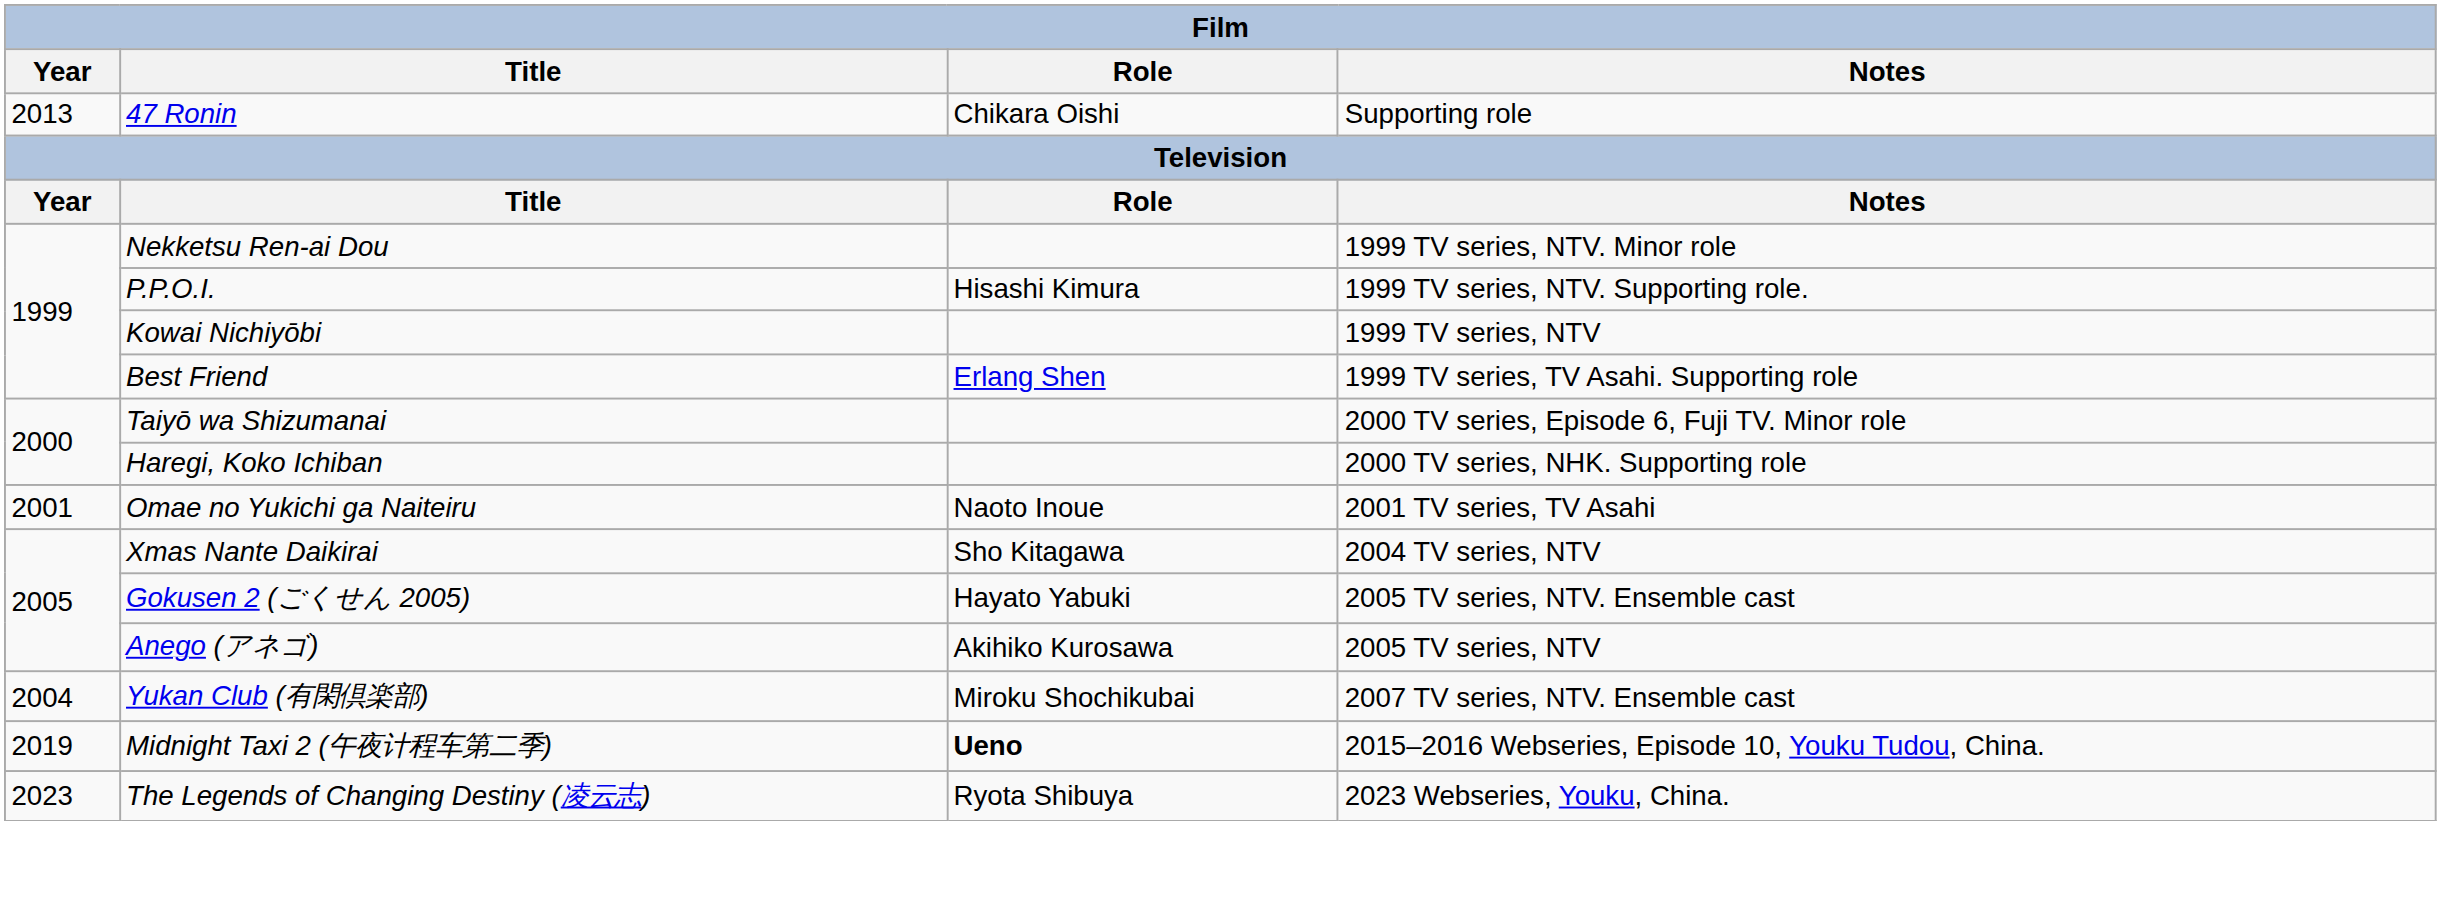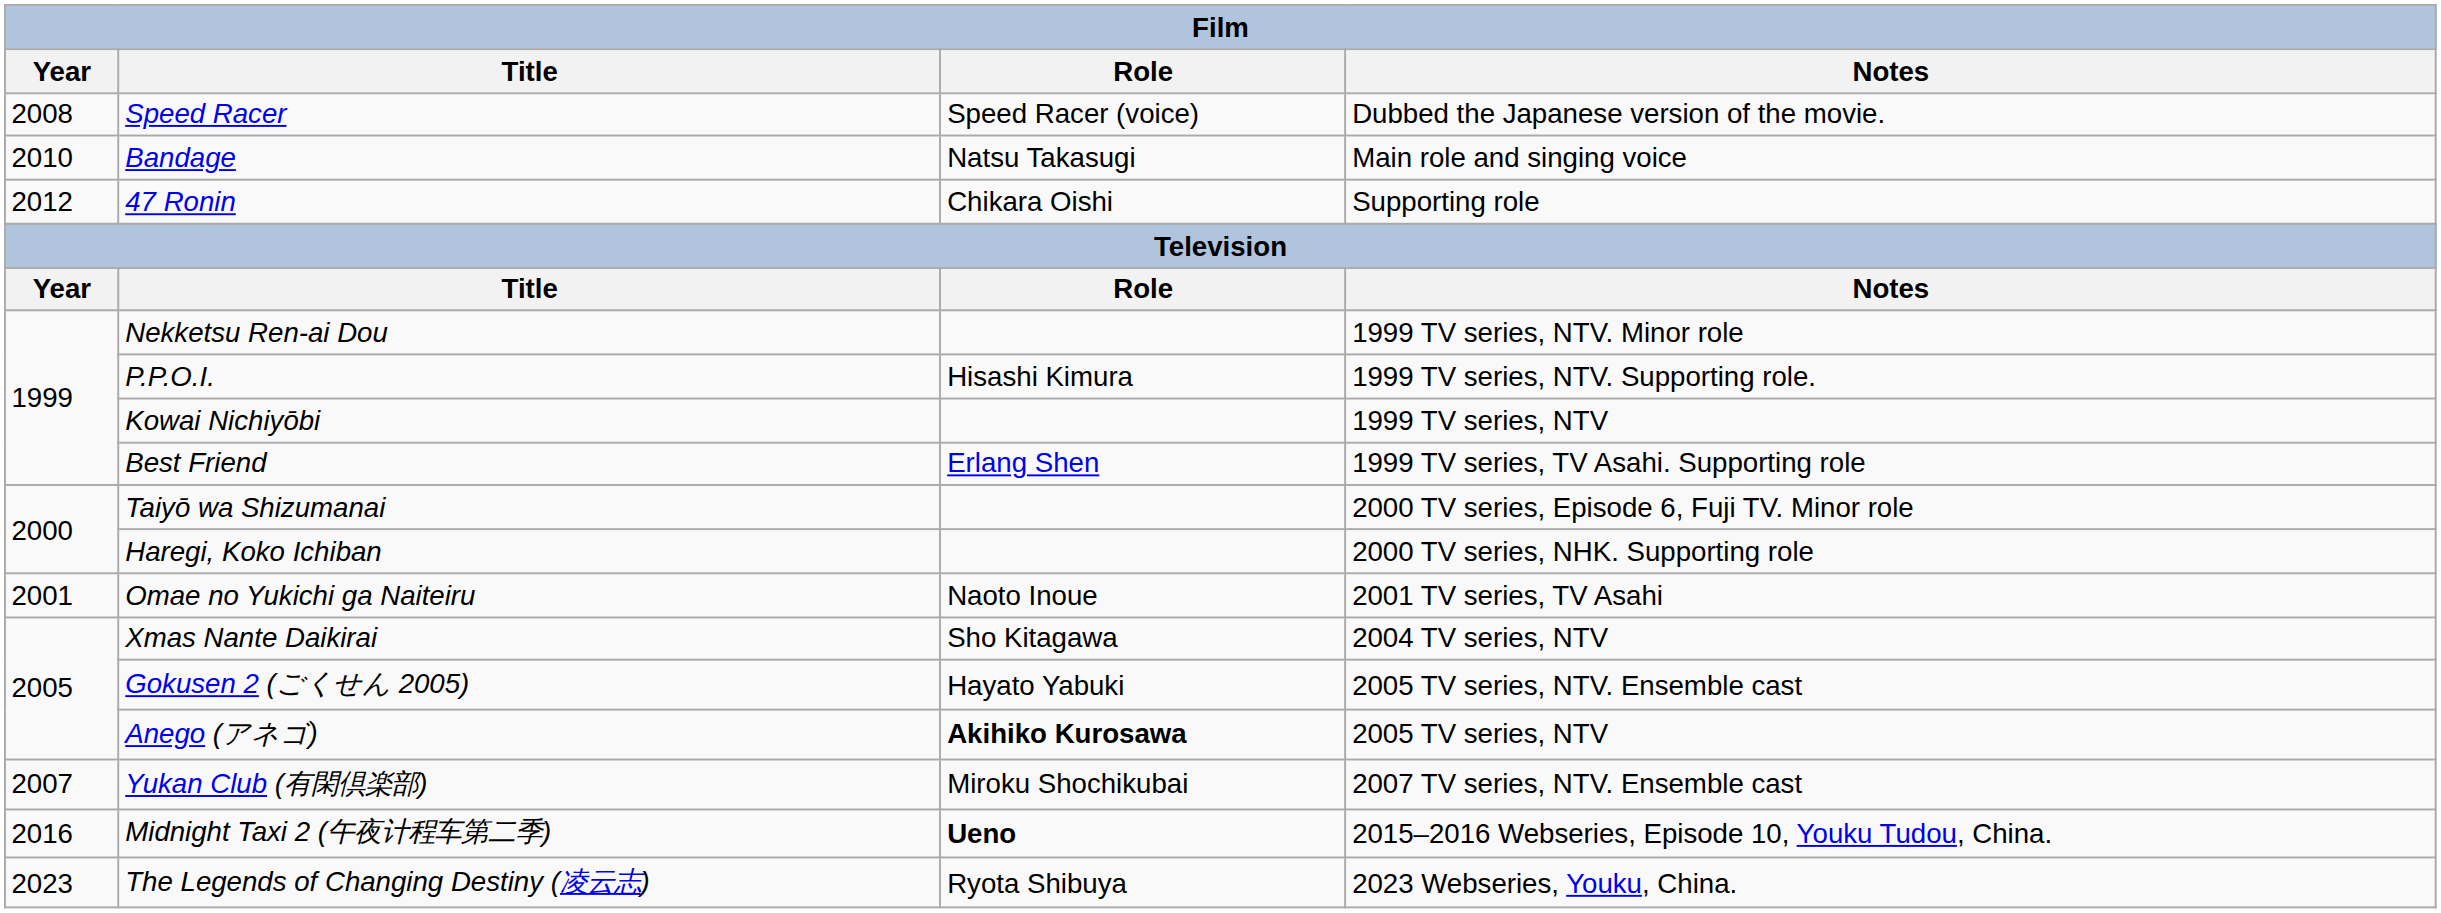+ row: (206, 115)
+ row: (181, 158)
(42, 115) 2013 -> (42, 202) 2012
(1063, 647) normal -> (1067, 735) bold
(42, 697) 2004 -> (42, 784) 2007
(42, 746) 2019 -> (42, 834) 2016
